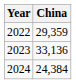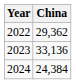(52, 32) 29,359 -> (52, 32) 29,362
